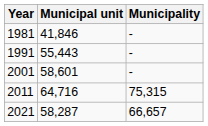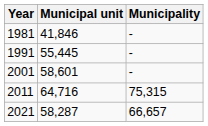(59, 53) 55,443 -> (59, 53) 55,445
